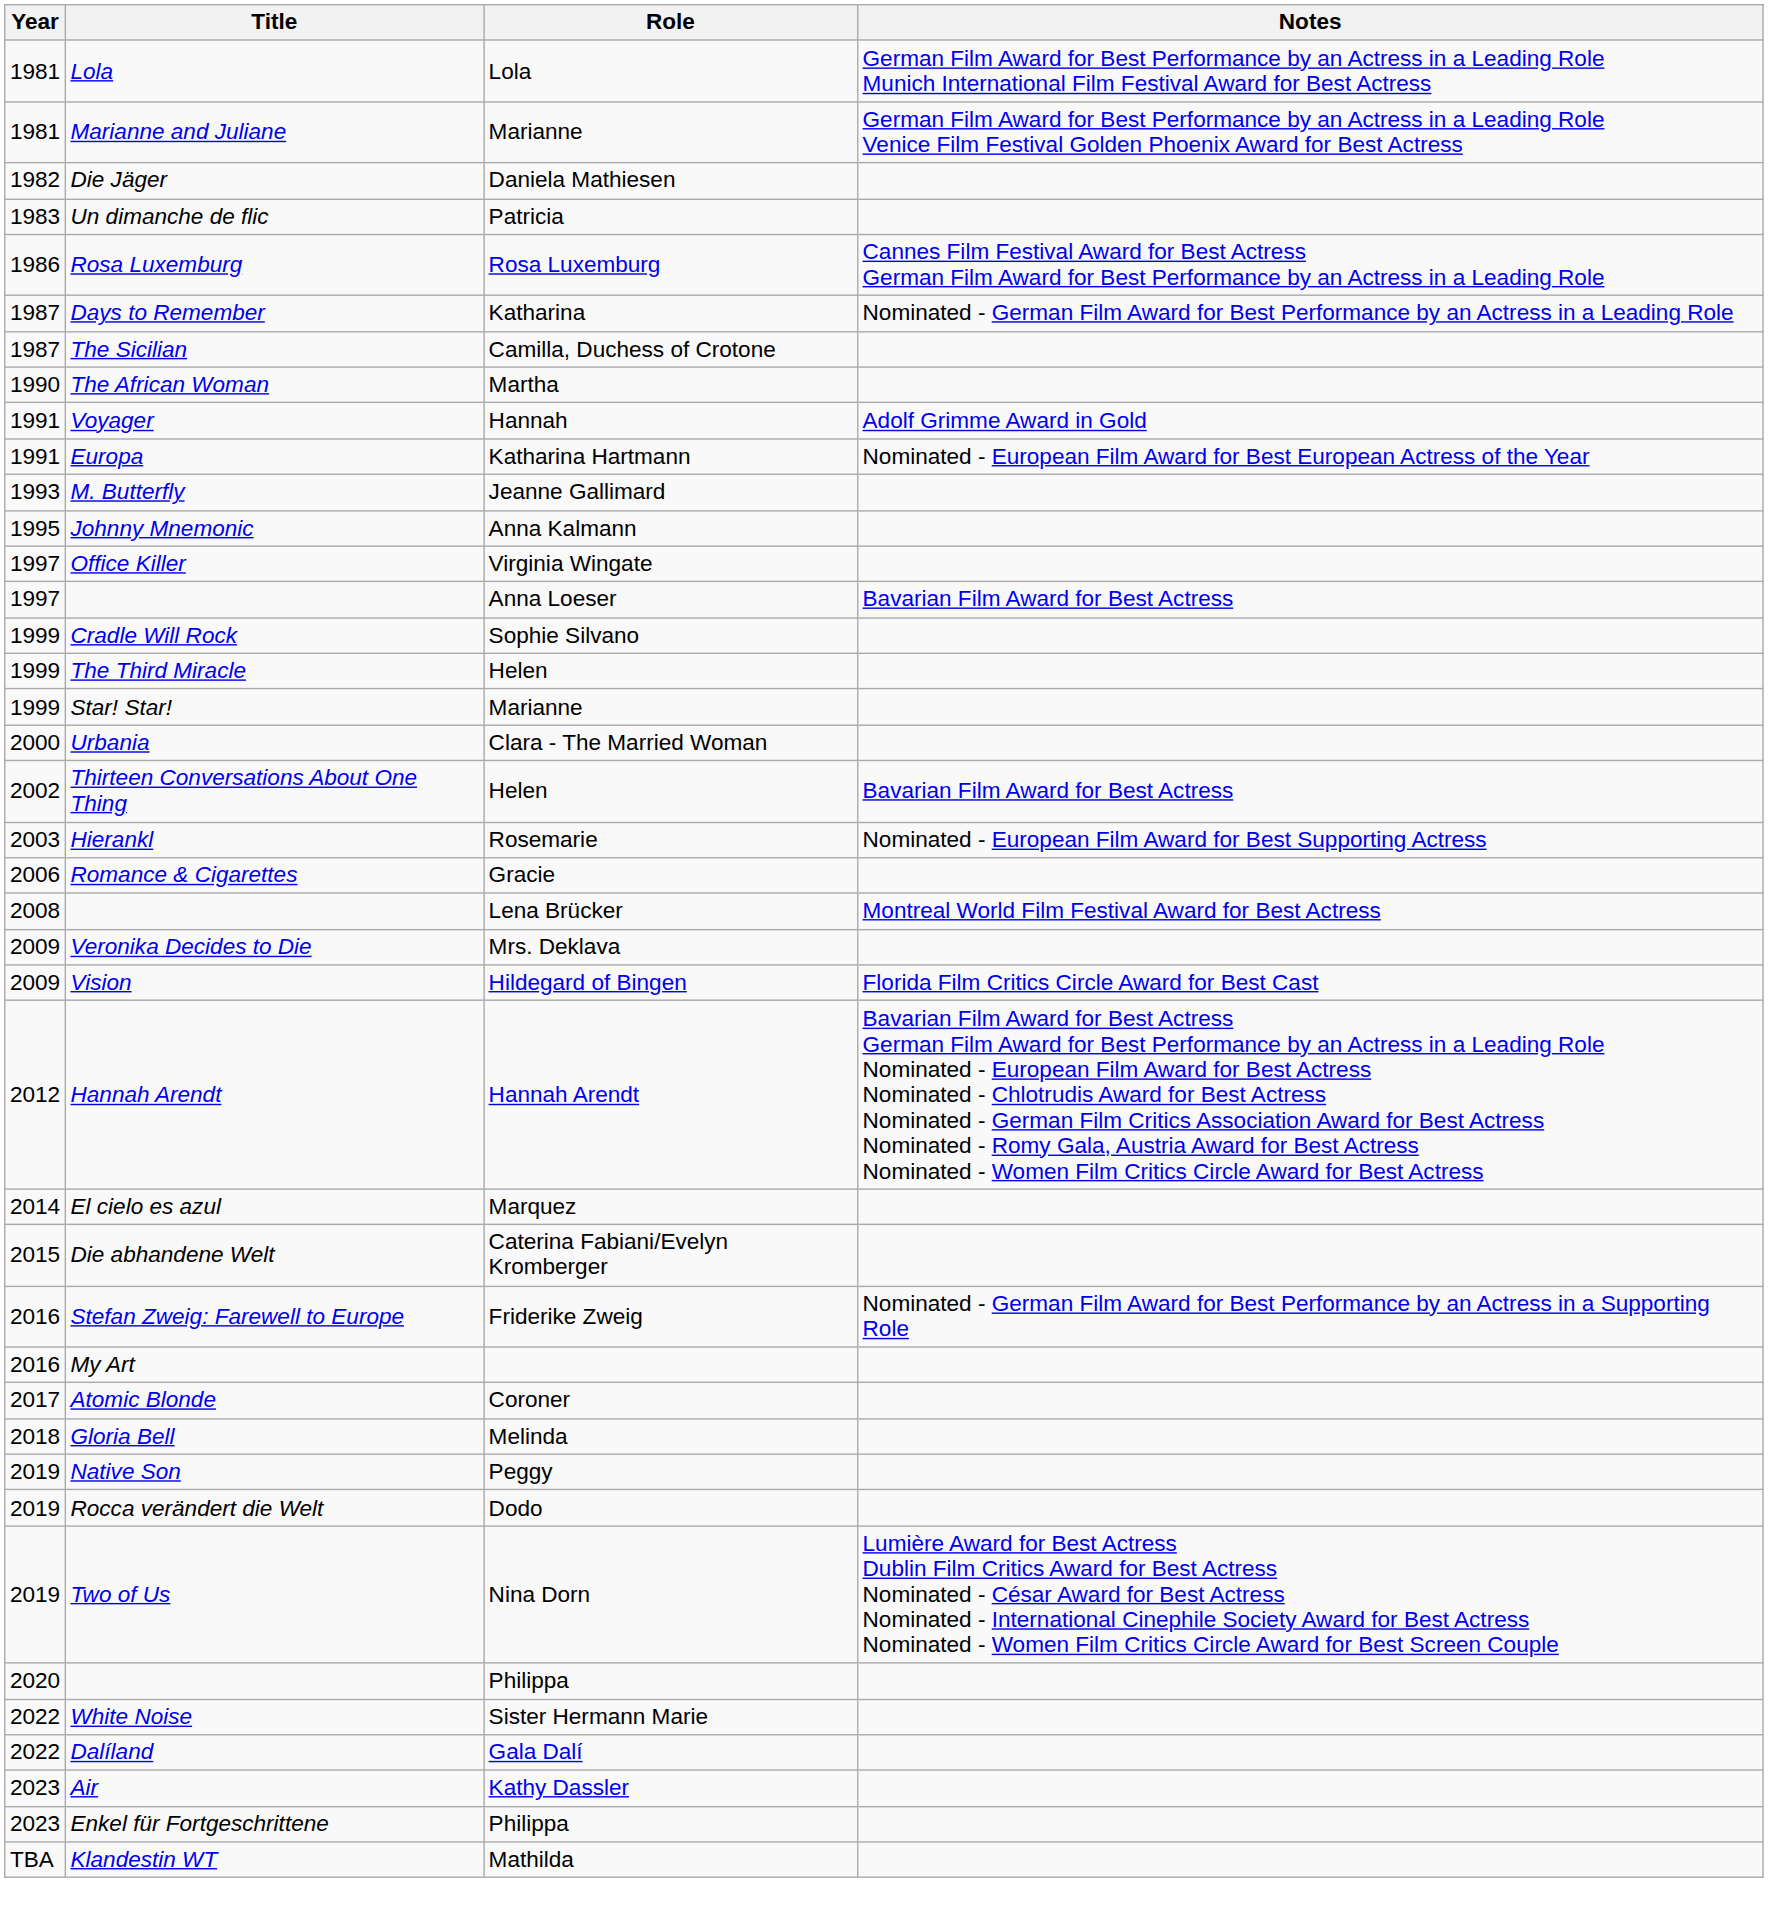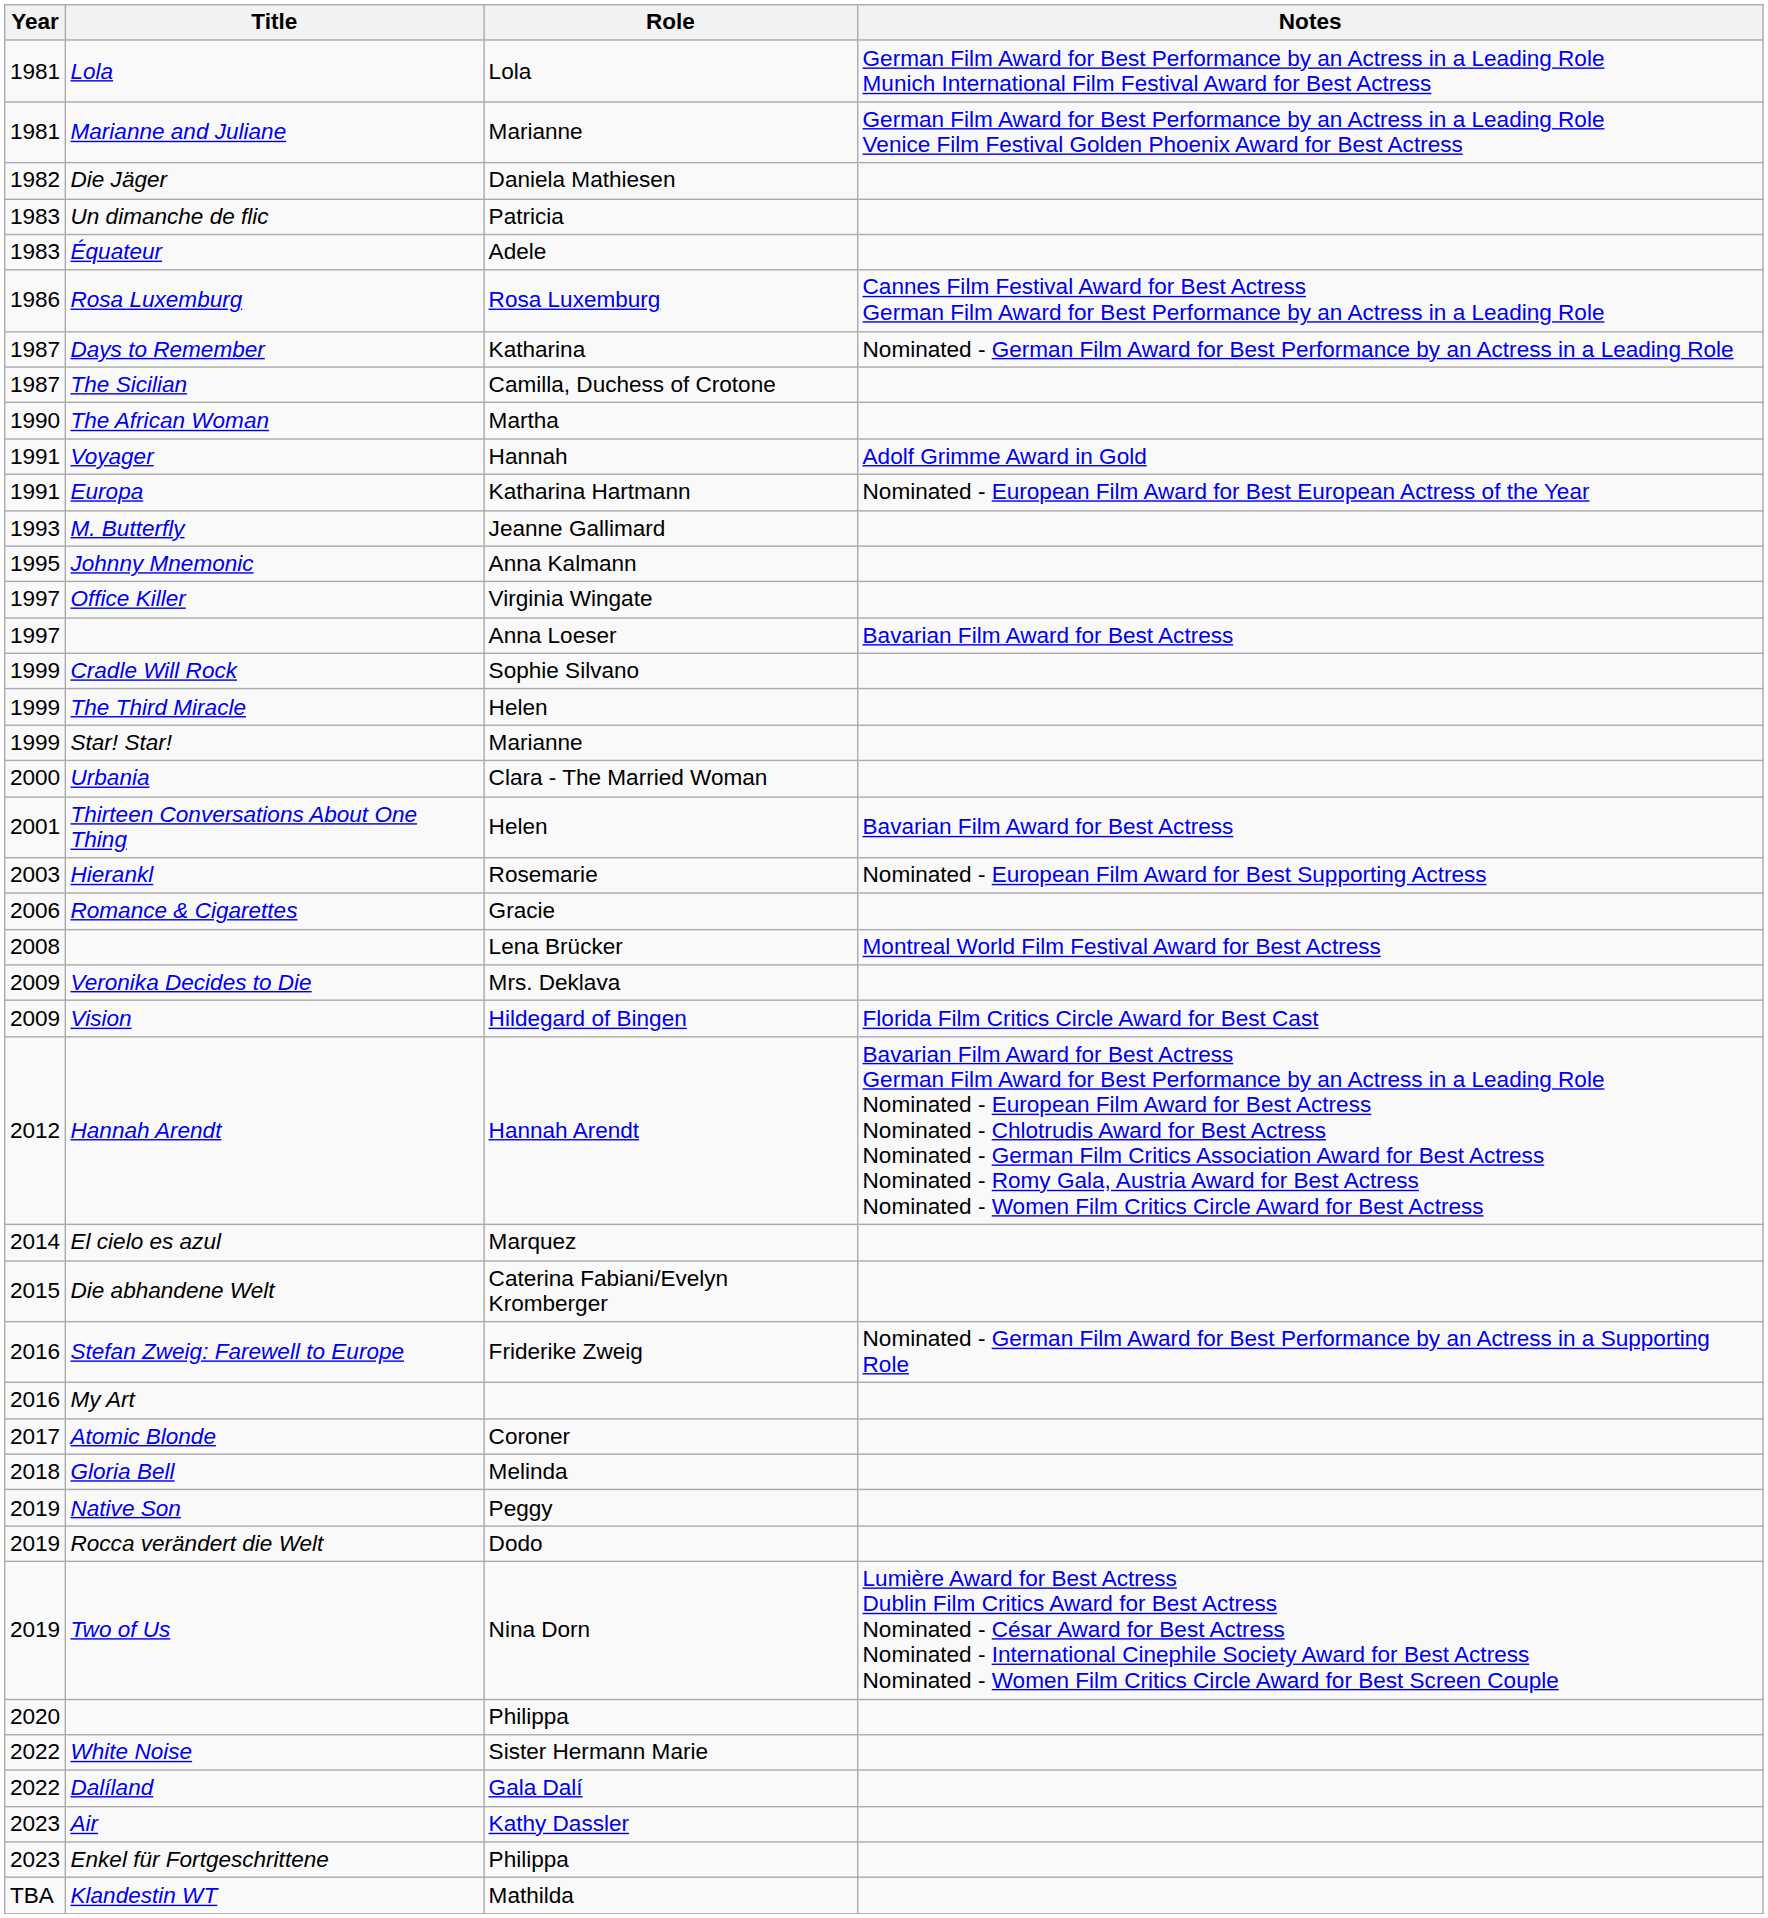+ row: (116, 252)
(35, 791) 2002 -> (35, 826) 2001
